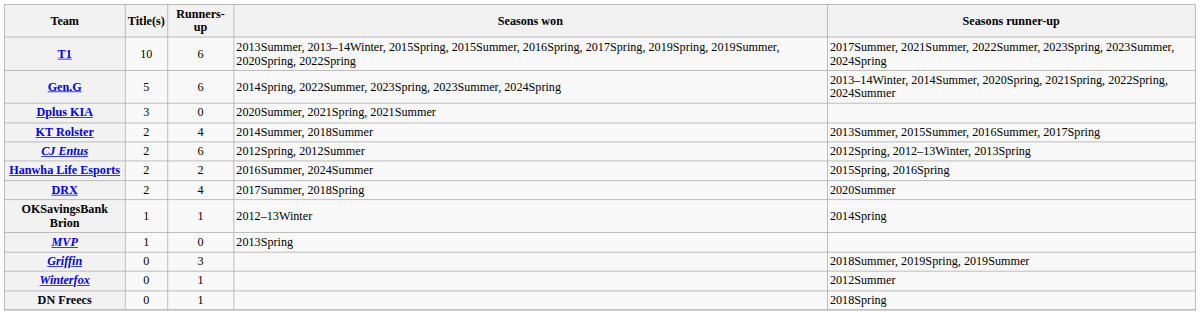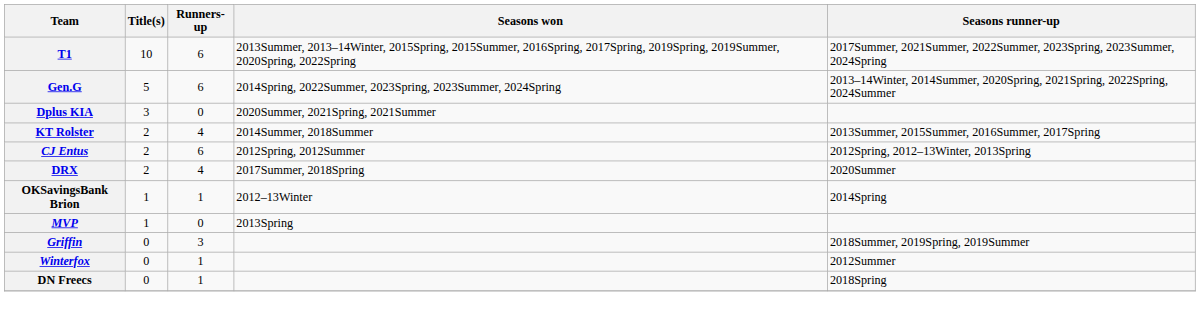- row: (65, 170)
